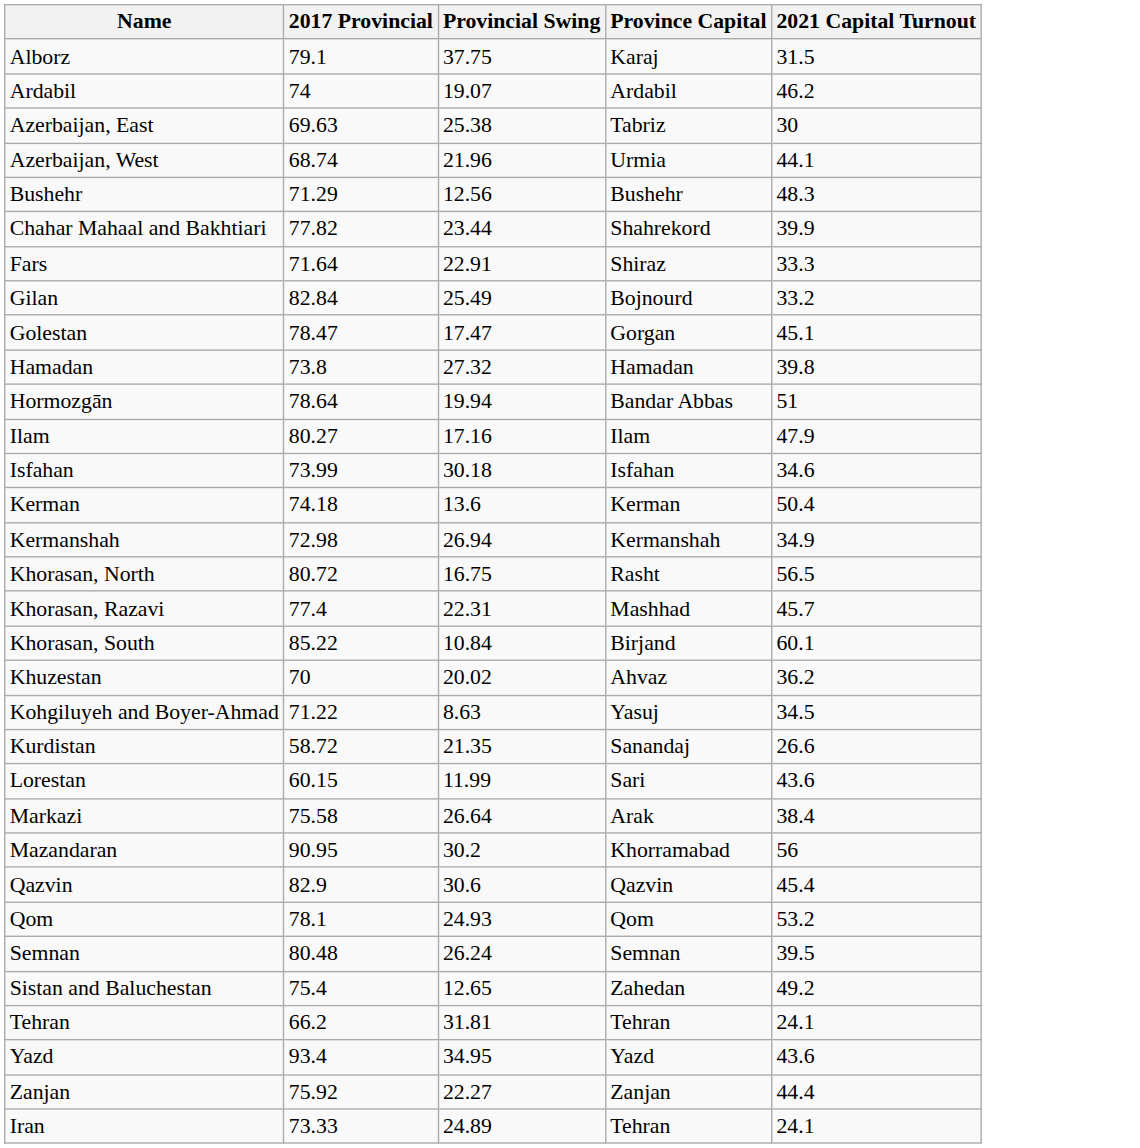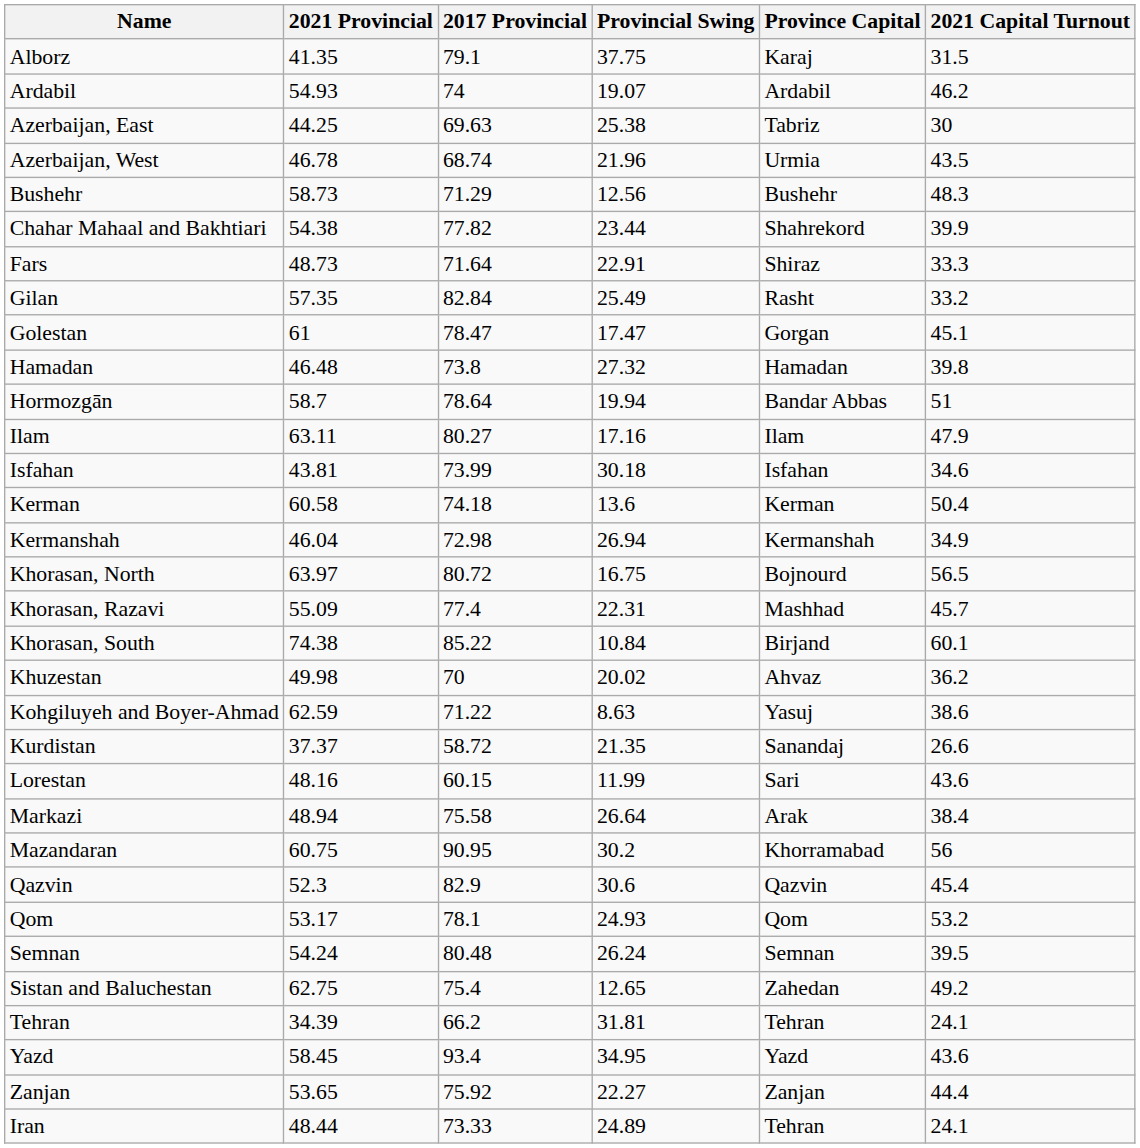+ column: (361, 21)
(796, 159) 44.1 -> (950, 159) 43.5
(651, 297) Bojnourd -> (789, 297) Rasht
(635, 573) Rasht -> (805, 573) Bojnourd
(796, 711) 34.5 -> (950, 711) 38.6
